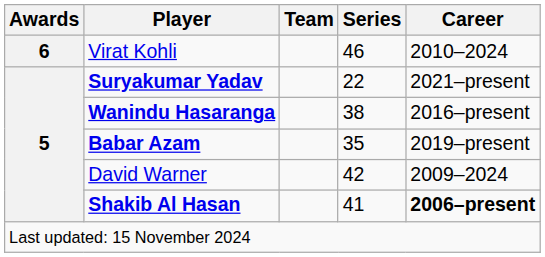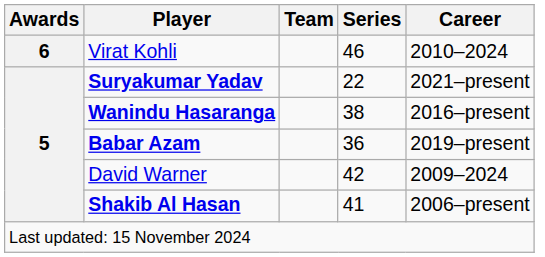(354, 143) 35 -> (354, 143) 36
(473, 205) bold -> (470, 205) normal
